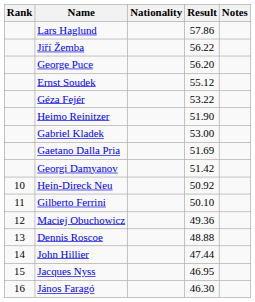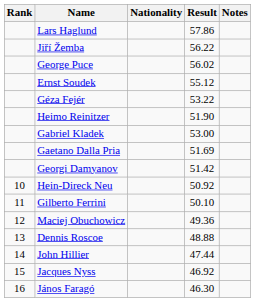(202, 64) 56.20 -> (202, 64) 56.02
(202, 271) 46.95 -> (202, 271) 46.92
